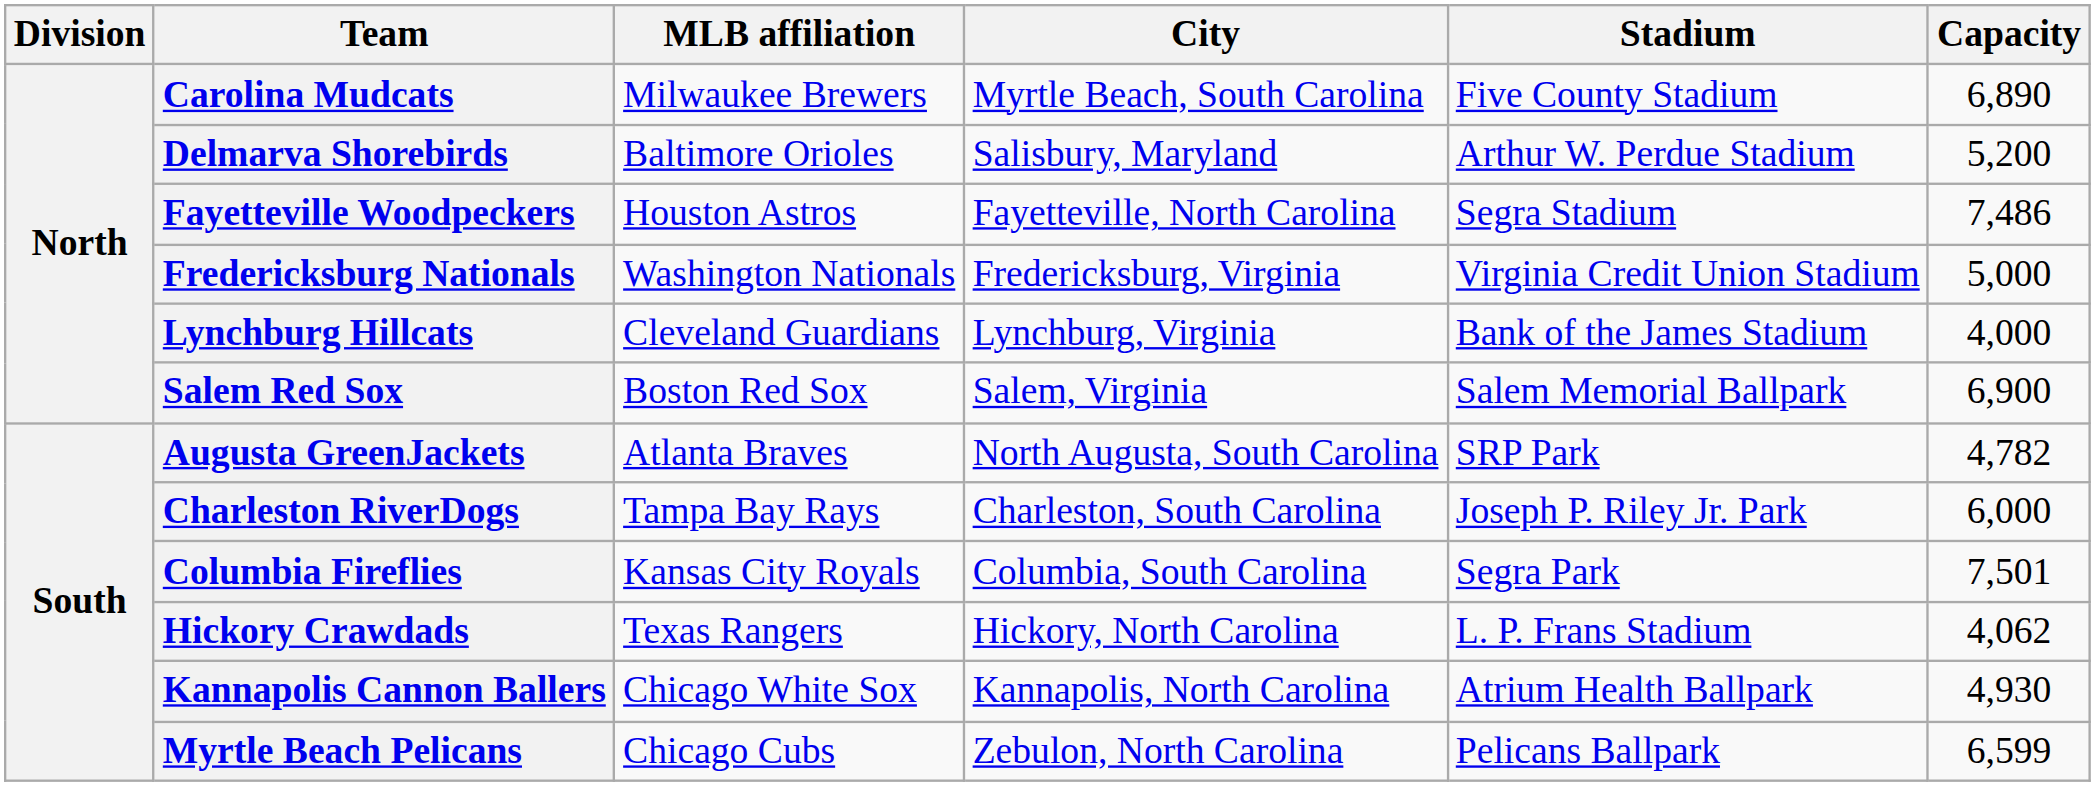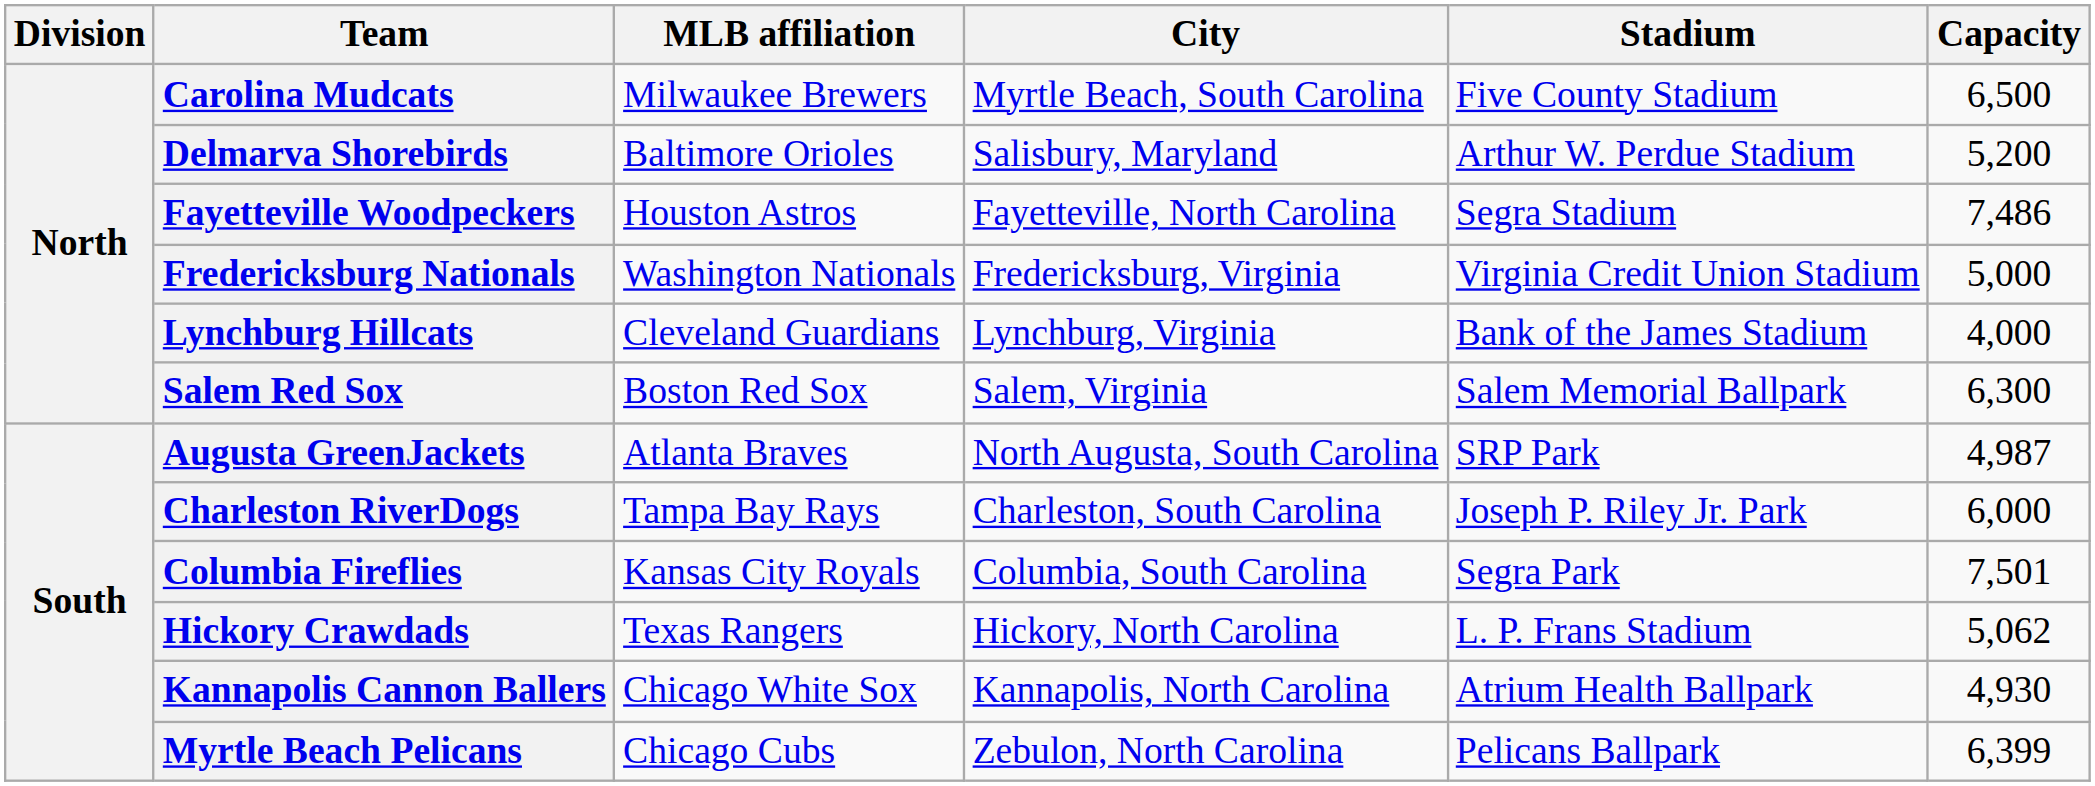(2009, 93) 6,890 -> (2009, 93) 6,500
(2009, 392) 6,900 -> (2009, 392) 6,300
(2009, 451) 4,782 -> (2009, 451) 4,987
(2009, 630) 4,062 -> (2009, 630) 5,062
(2009, 749) 6,599 -> (2009, 749) 6,399
